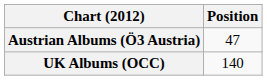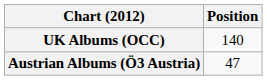rows swapped: (104, 39) <-> (104, 63)
